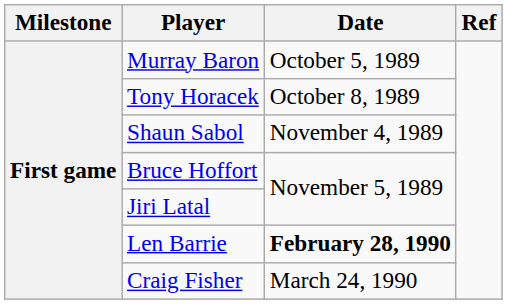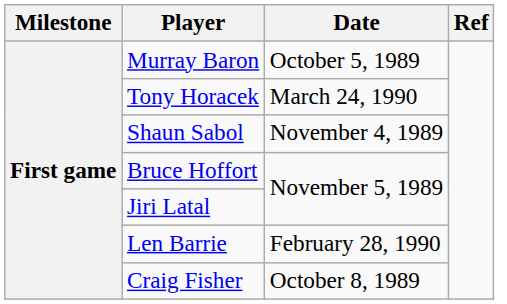(345, 96) October 8, 1989 -> (344, 96) March 24, 1990
(360, 243) bold -> (355, 243) normal
(344, 280) March 24, 1990 -> (345, 280) October 8, 1989
